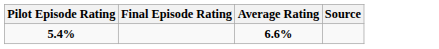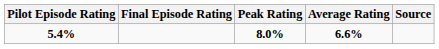+ column: (270, 14)
